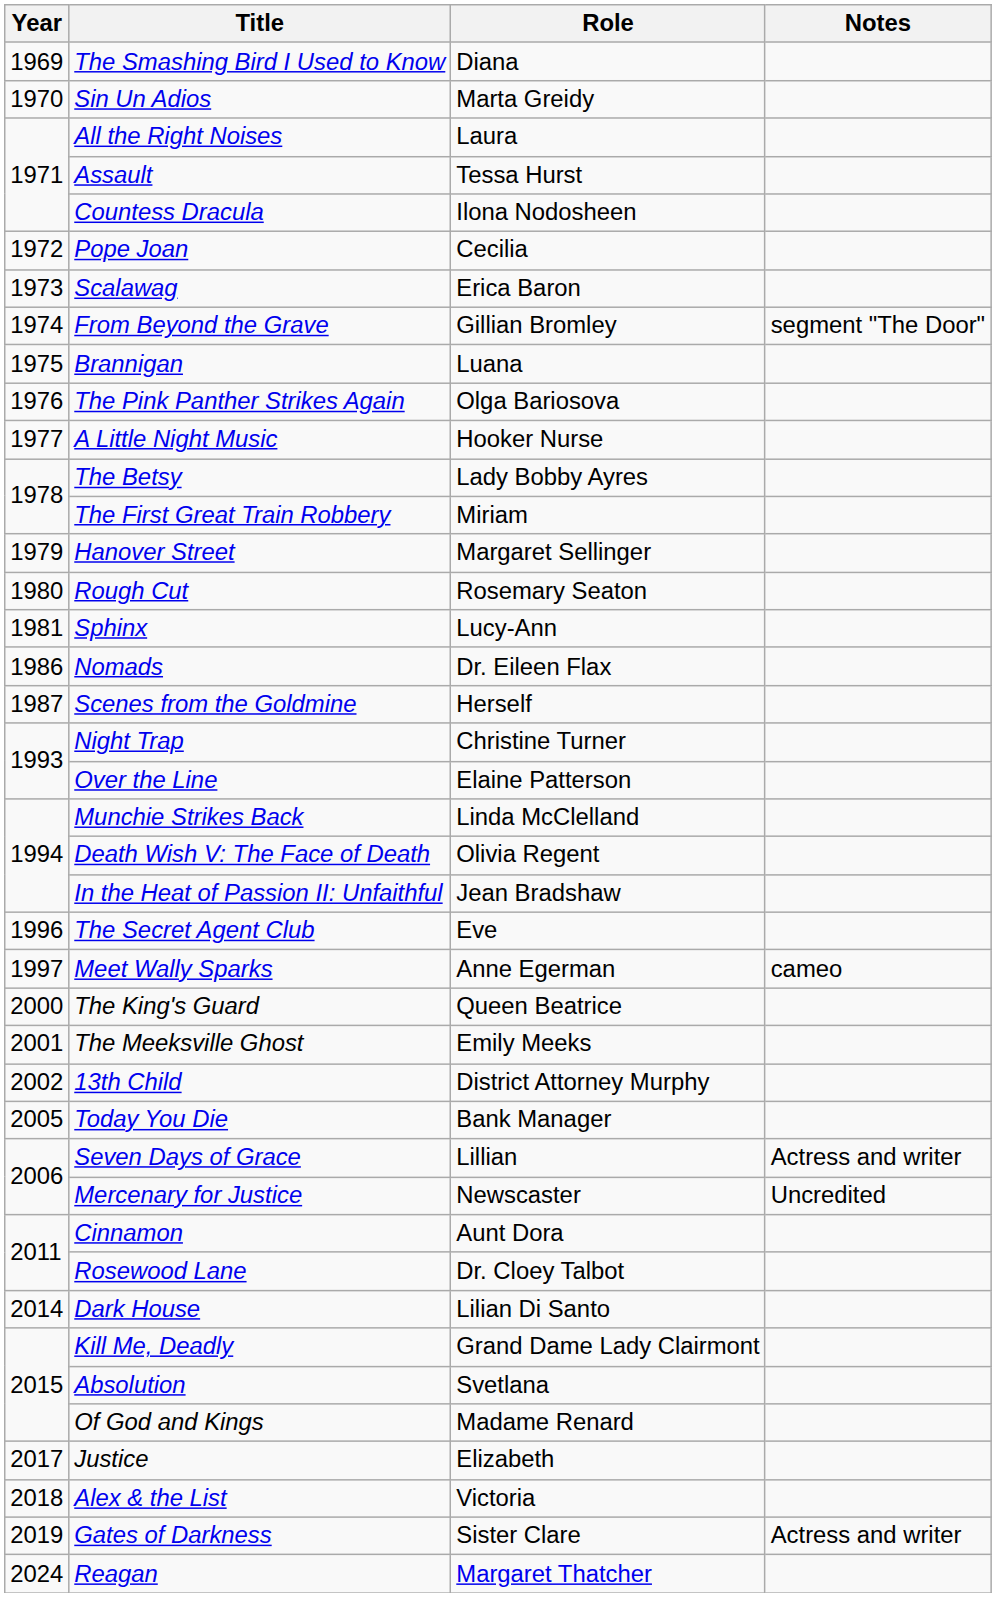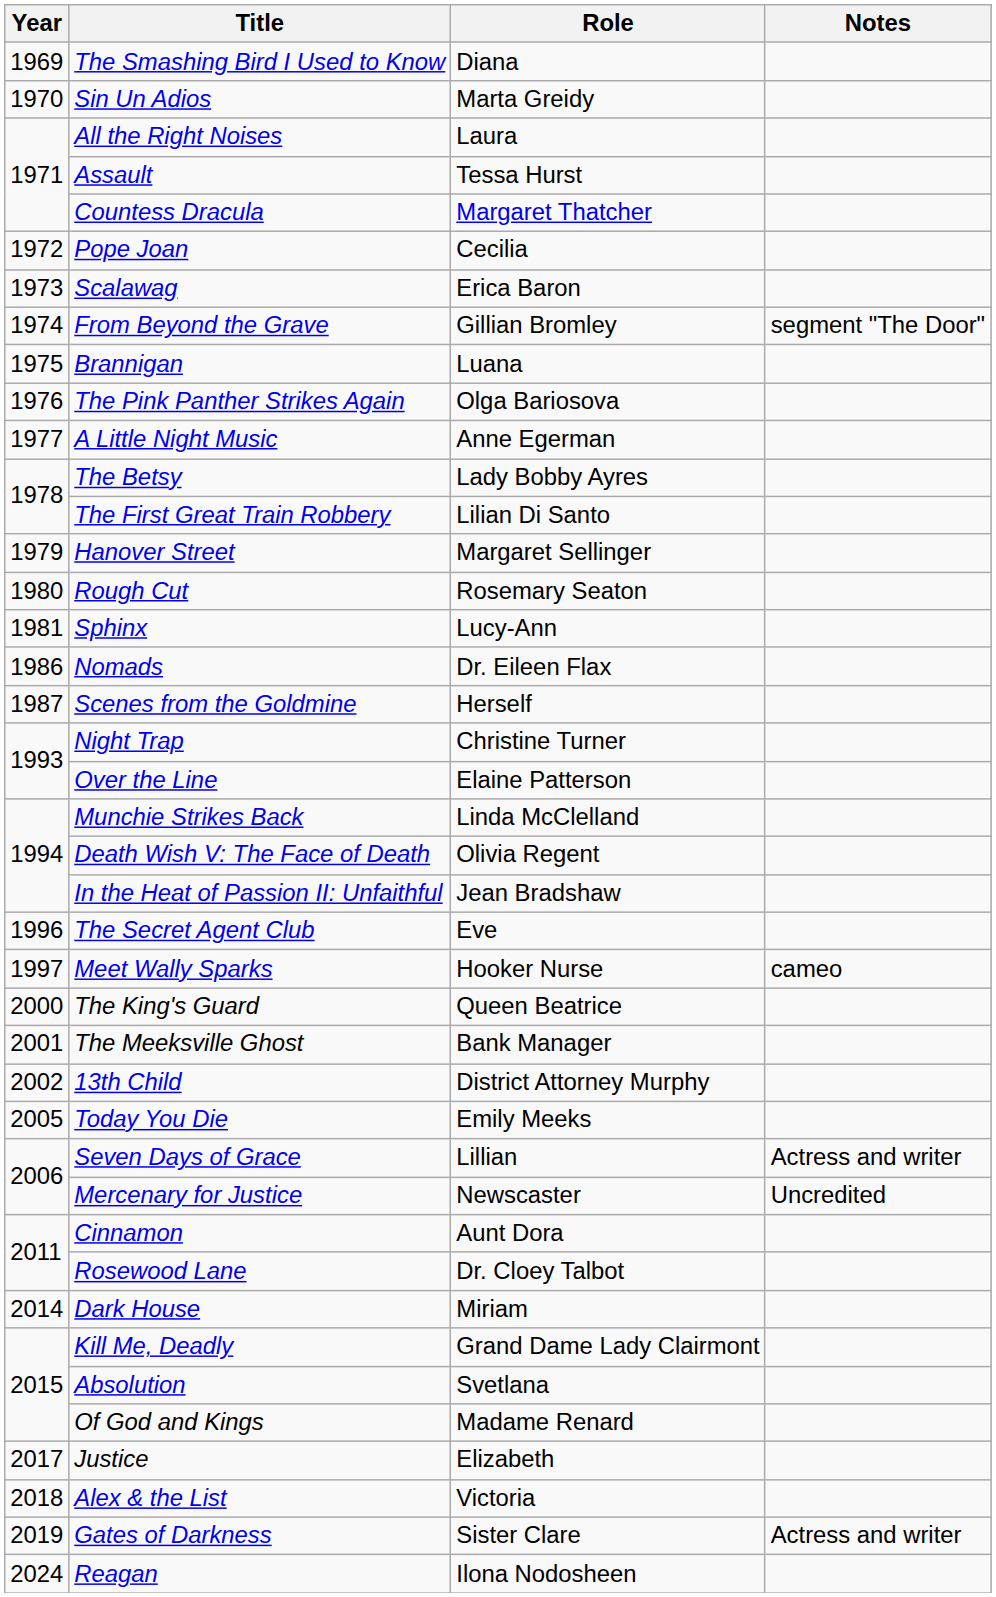(546, 212) Ilona Nodosheen -> (554, 212) Margaret Thatcher
(530, 439) Hooker Nurse -> (536, 439) Anne Egerman
(492, 514) Miriam -> (533, 514) Lilian Di Santo
(536, 968) Anne Egerman -> (530, 968) Hooker Nurse
(524, 1044) Emily Meeks -> (534, 1044) Bank Manager
(534, 1119) Bank Manager -> (524, 1119) Emily Meeks
(533, 1308) Lilian Di Santo -> (492, 1308) Miriam
(554, 1573) Margaret Thatcher -> (546, 1573) Ilona Nodosheen
